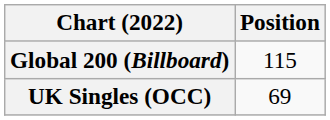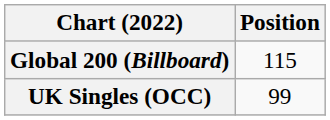(280, 96) 69 -> (280, 96) 99
